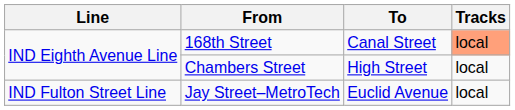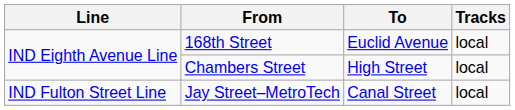(392, 43) Canal Street -> (398, 43) Euclid Avenue
(472, 43) lightsalmon background -> (472, 43) no background
(398, 93) Euclid Avenue -> (392, 93) Canal Street
